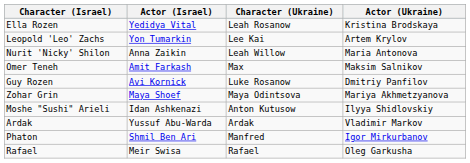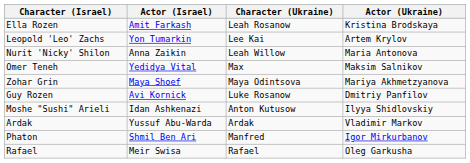(163, 25) Yedidya Vital -> (160, 25) Amit Farkash
(160, 67) Amit Farkash -> (163, 67) Yedidya Vital
rows swapped: (30, 81) <-> (32, 95)
